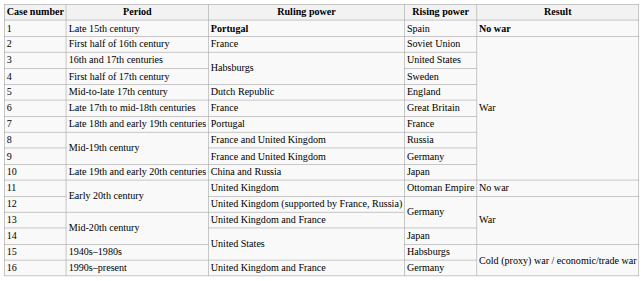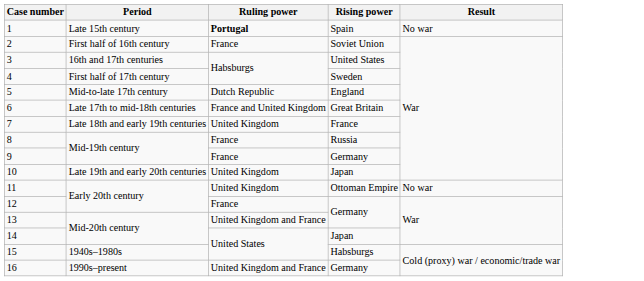(495, 28) bold -> (418, 28) normal
(224, 108) France -> (268, 108) France and United Kingdom
(228, 124) Portugal -> (245, 124) United Kingdom
(268, 140) France and United Kingdom -> (224, 140) France
(268, 156) France and United Kingdom -> (224, 156) France
(246, 172) China and Russia -> (245, 172) United Kingdom
(307, 204) United Kingdom (supported by France, Russia) -> (224, 204) France
